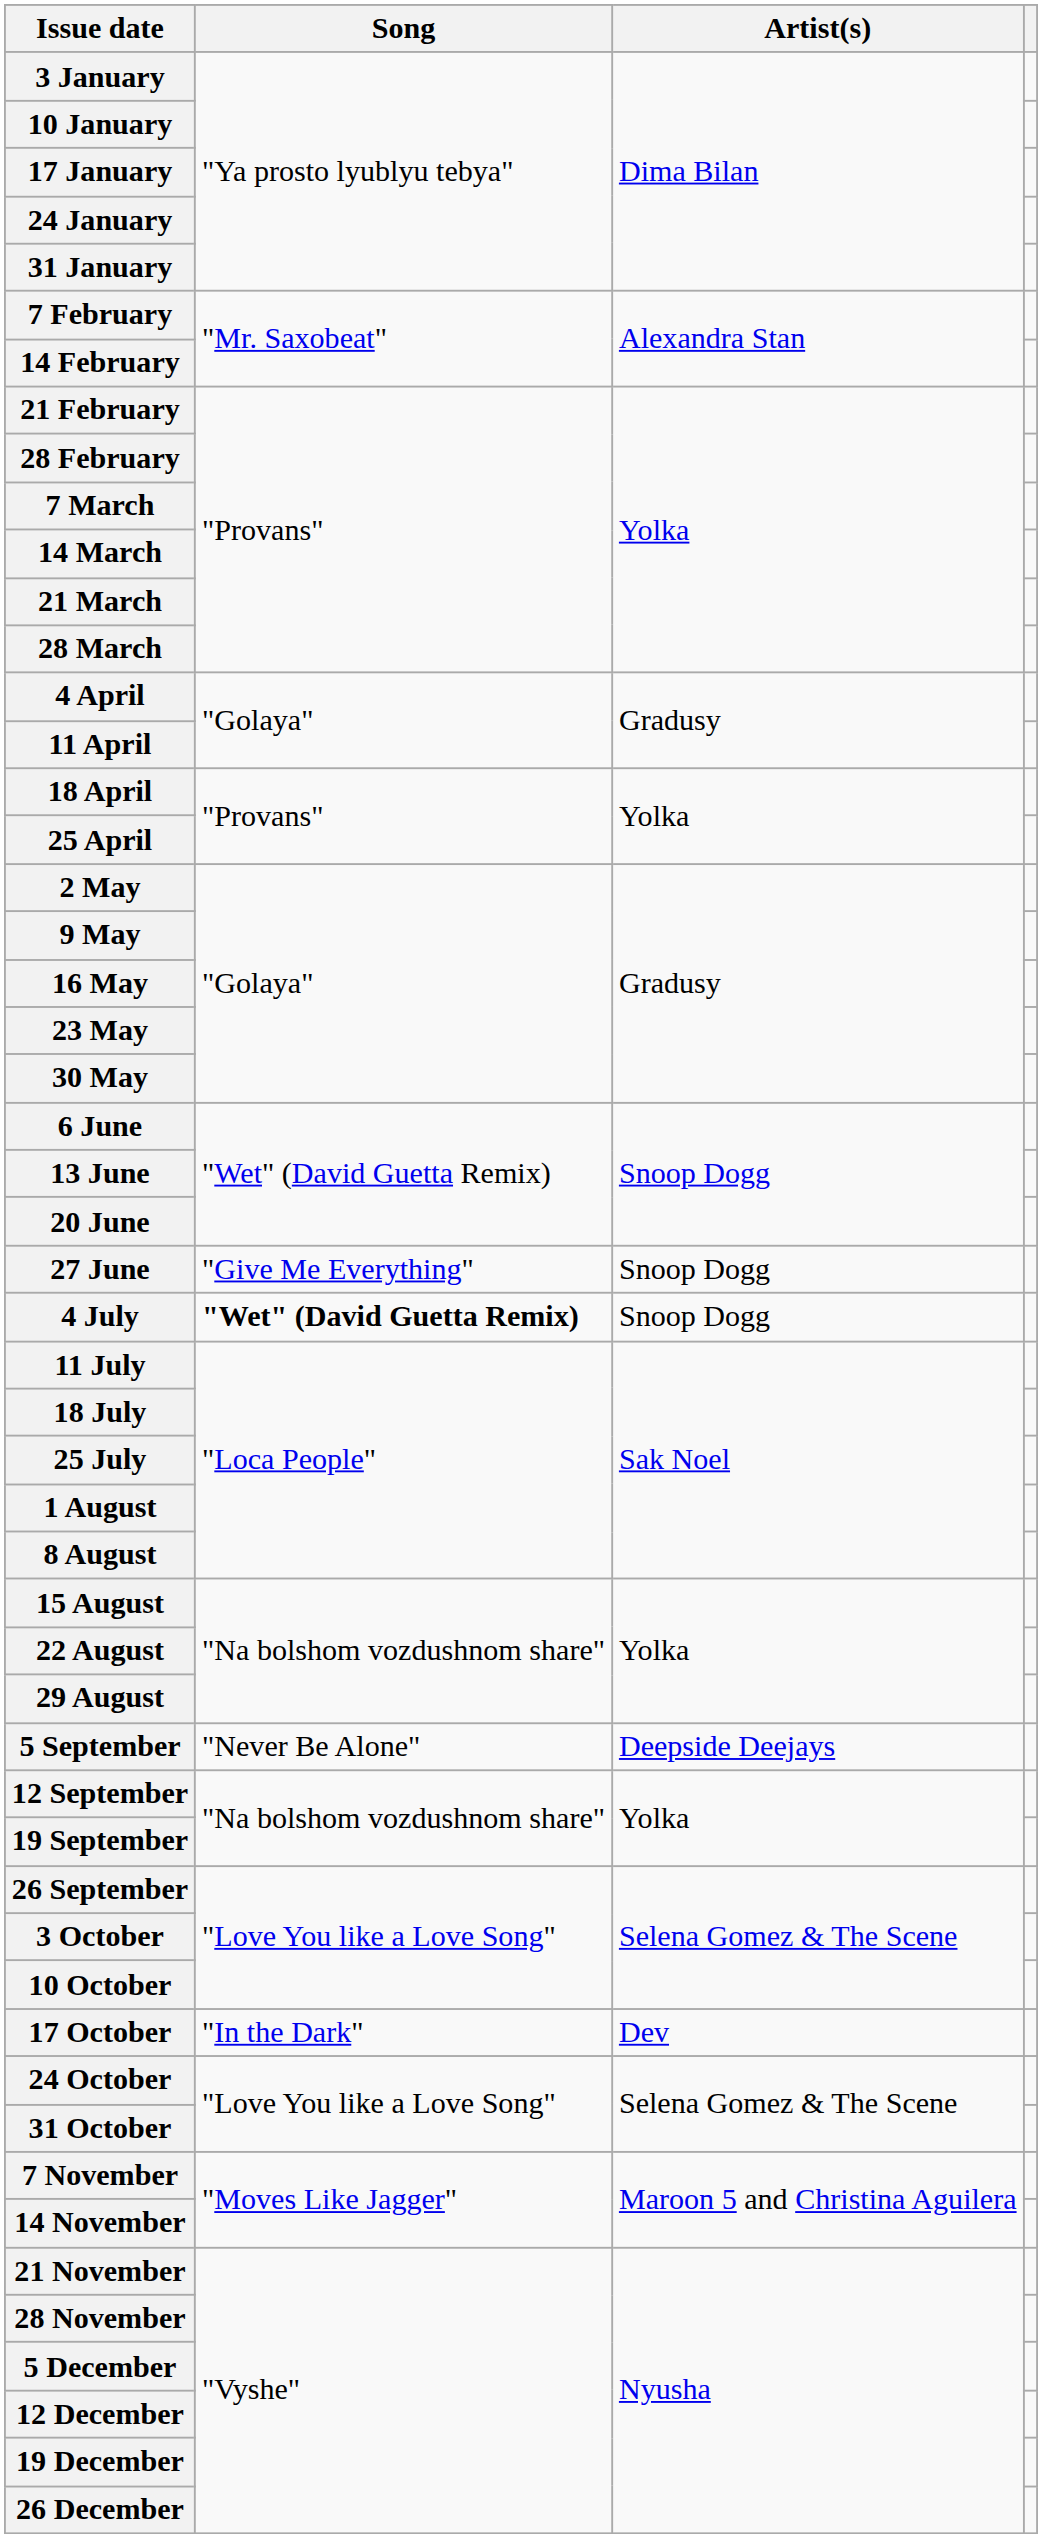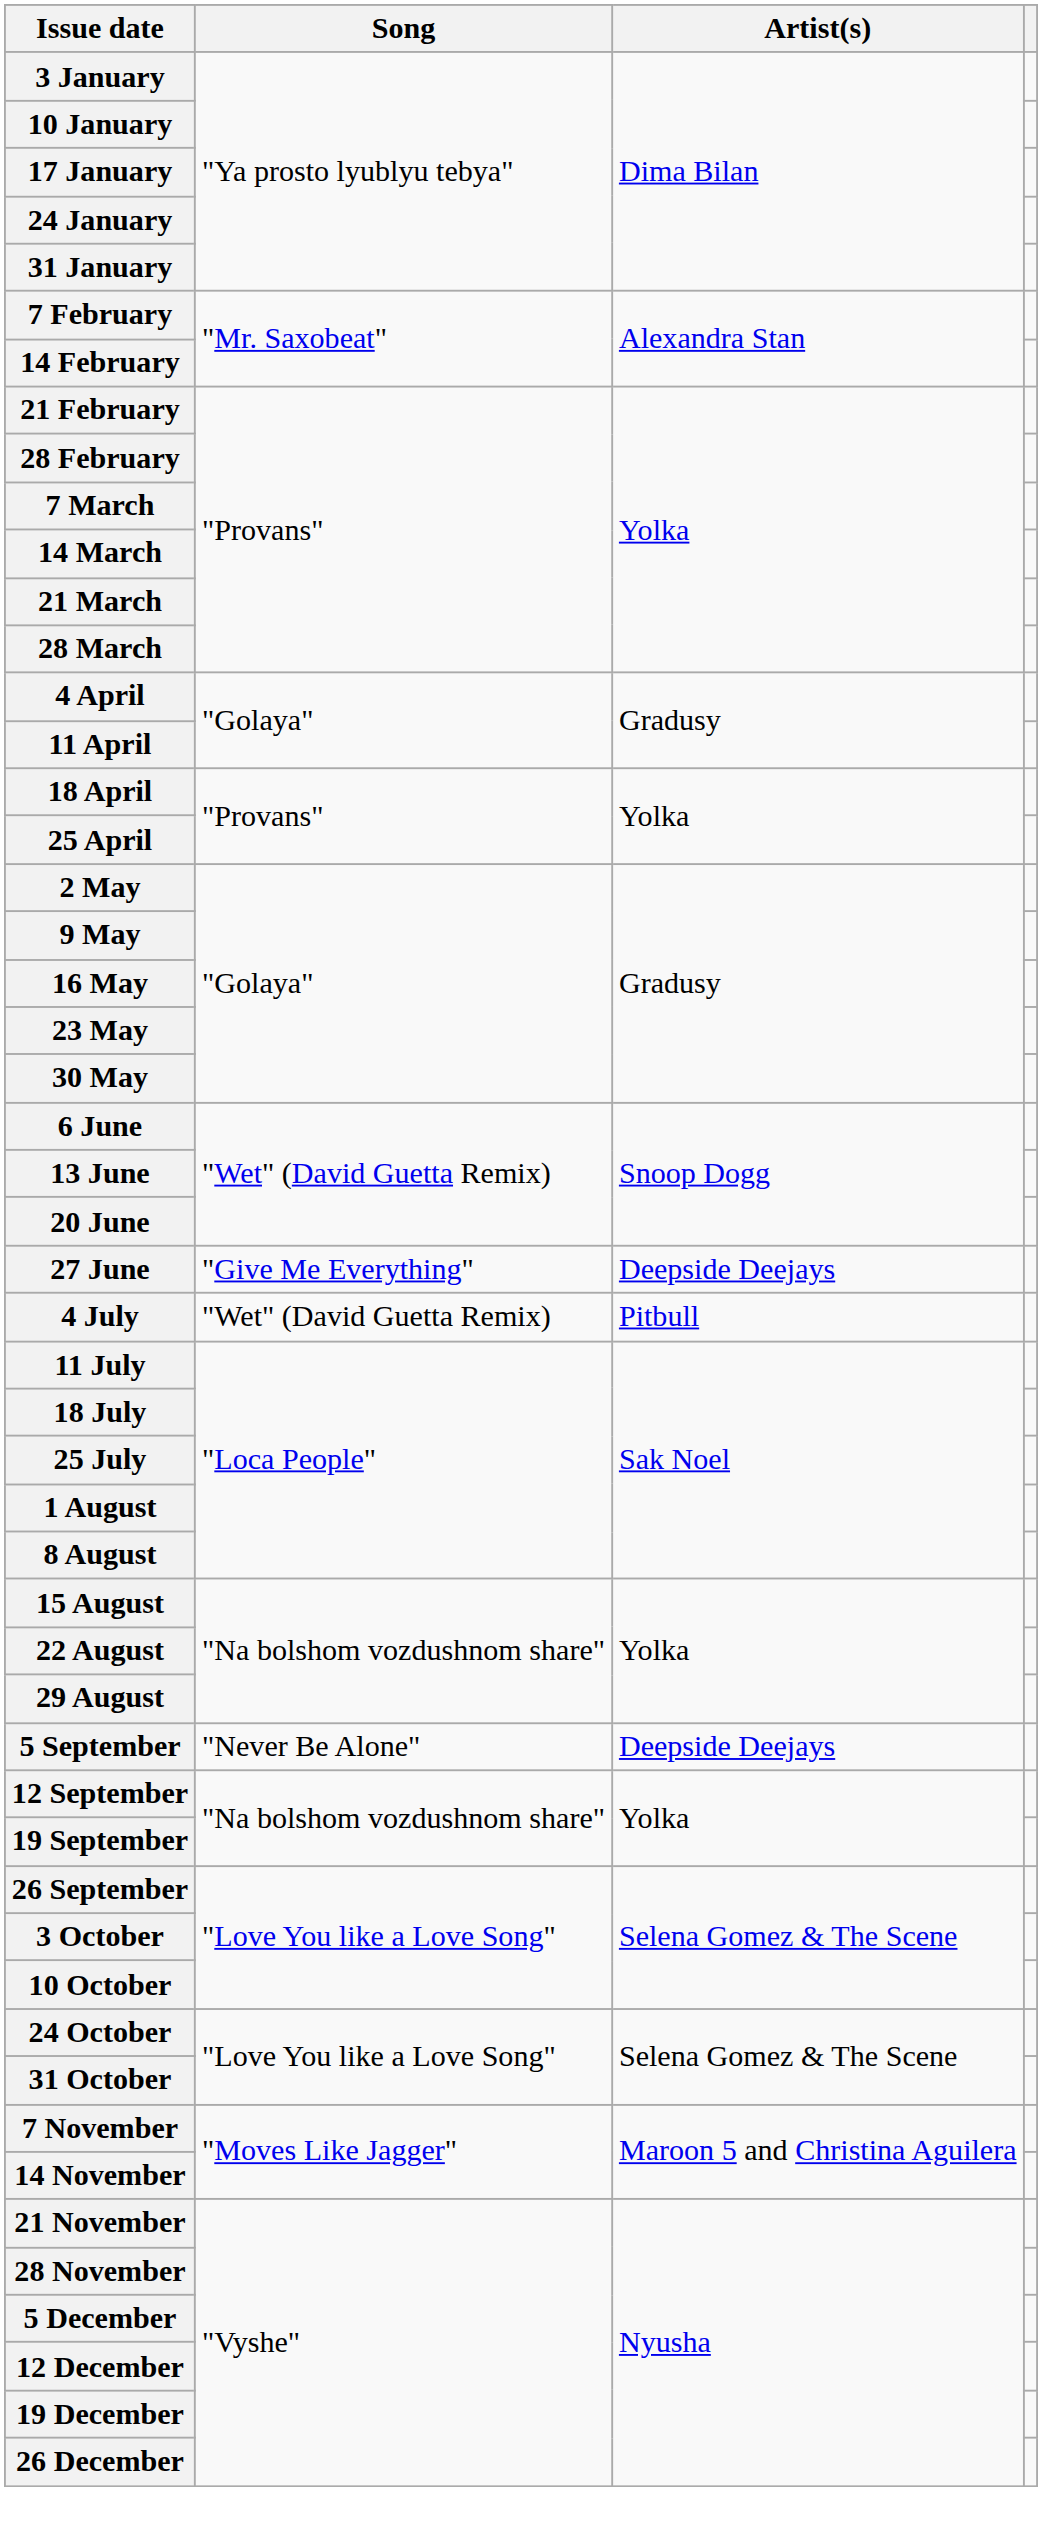(695, 1268) Snoop Dogg -> (727, 1268) Deepside Deejays
(390, 1316) bold -> (376, 1316) normal
(695, 1316) Snoop Dogg -> (659, 1316) Pitbull
- row: (100, 2031)
